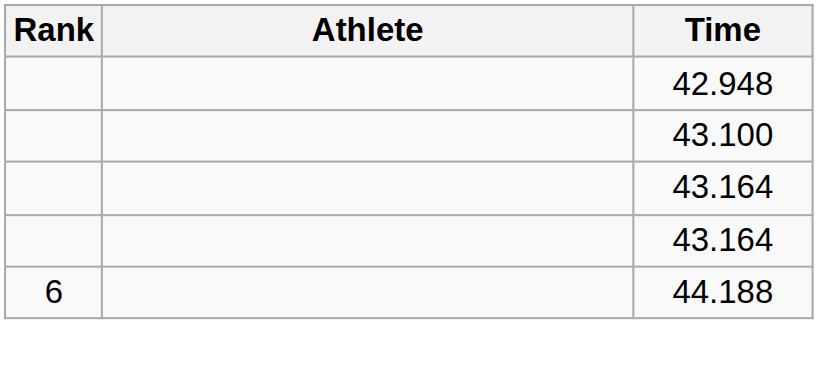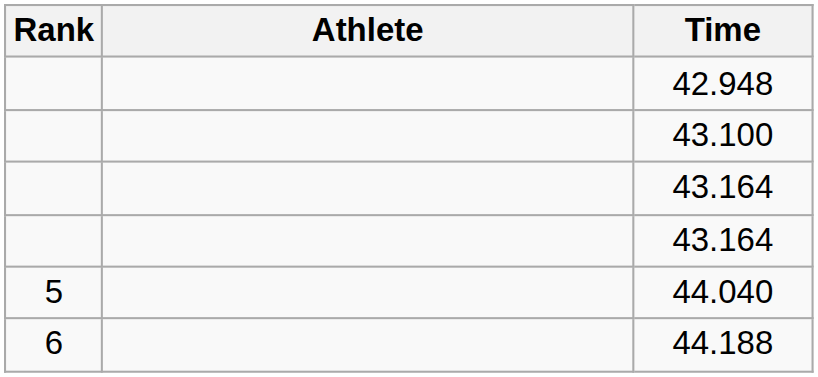+ row: (54, 291)
